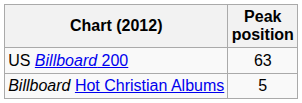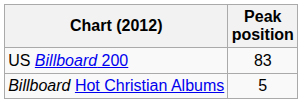(263, 60) 63 -> (263, 60) 83
